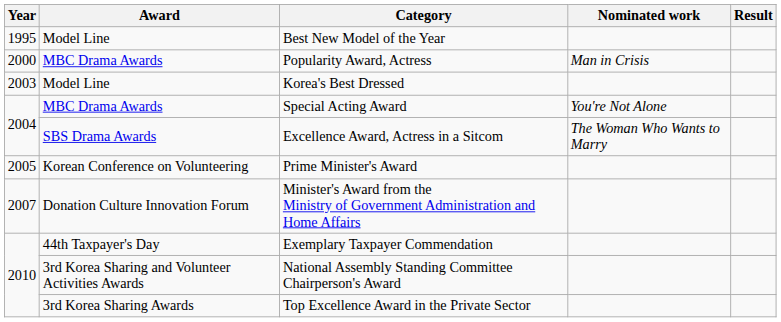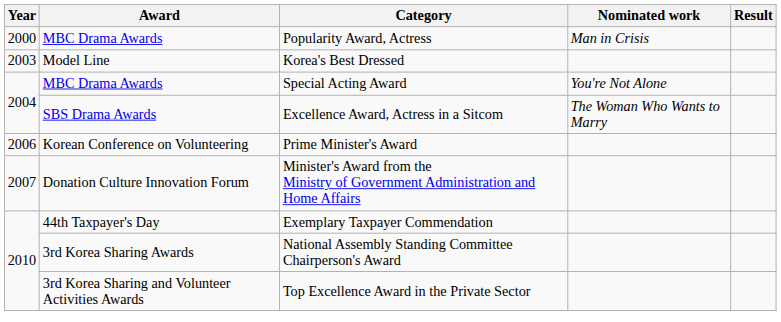- row: (364, 38)
(22, 167) 2005 -> (22, 144) 2006
(137, 275) 3rd Korea Sharing and Volunteer Activities Awards -> (118, 252) 3rd Korea Sharing Awards
(118, 305) 3rd Korea Sharing Awards -> (137, 291) 3rd Korea Sharing and Volunteer Activities Awards
